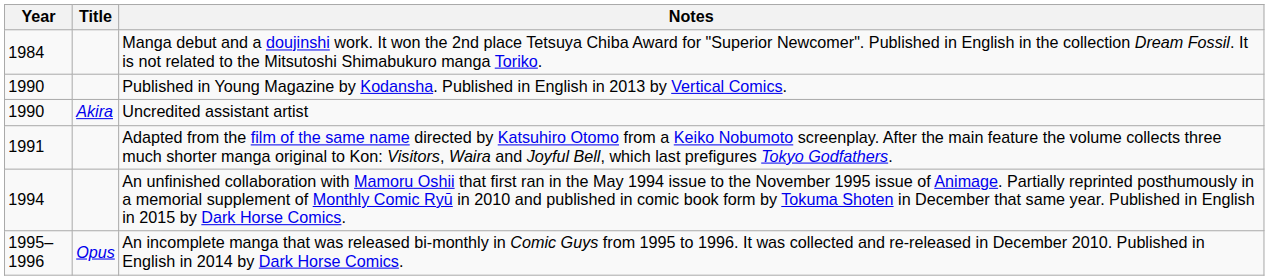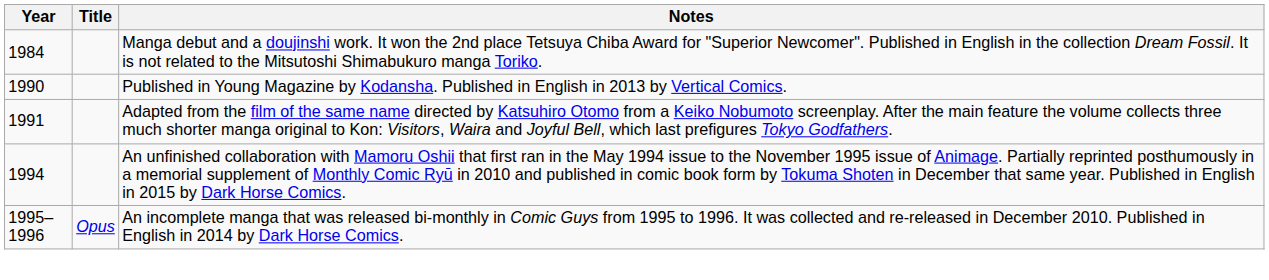- row: (215, 112)
